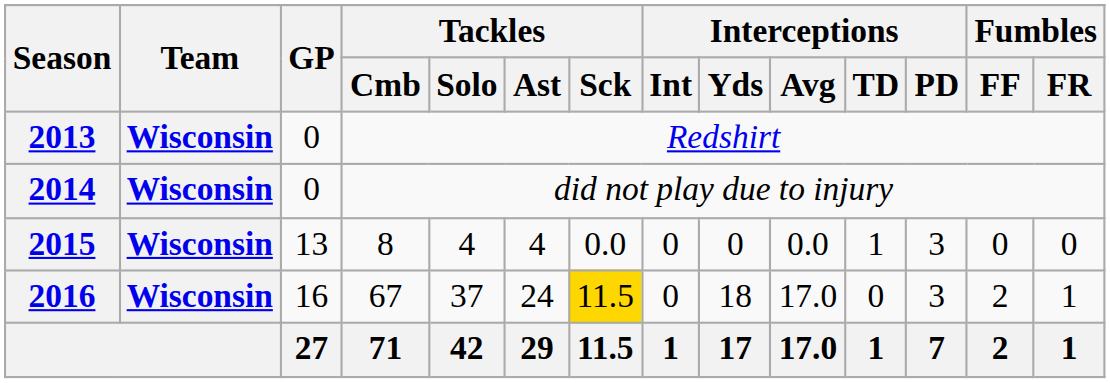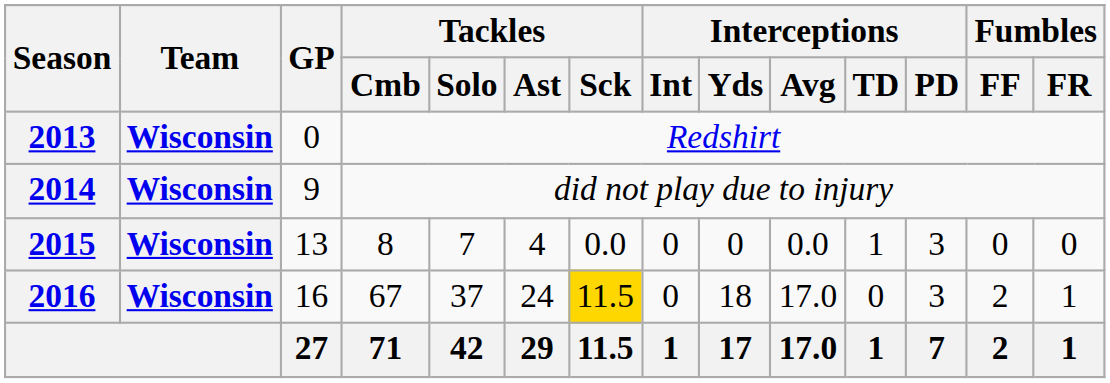(311, 190) 0 -> (311, 190) 9
(467, 243) 4 -> (467, 243) 7
